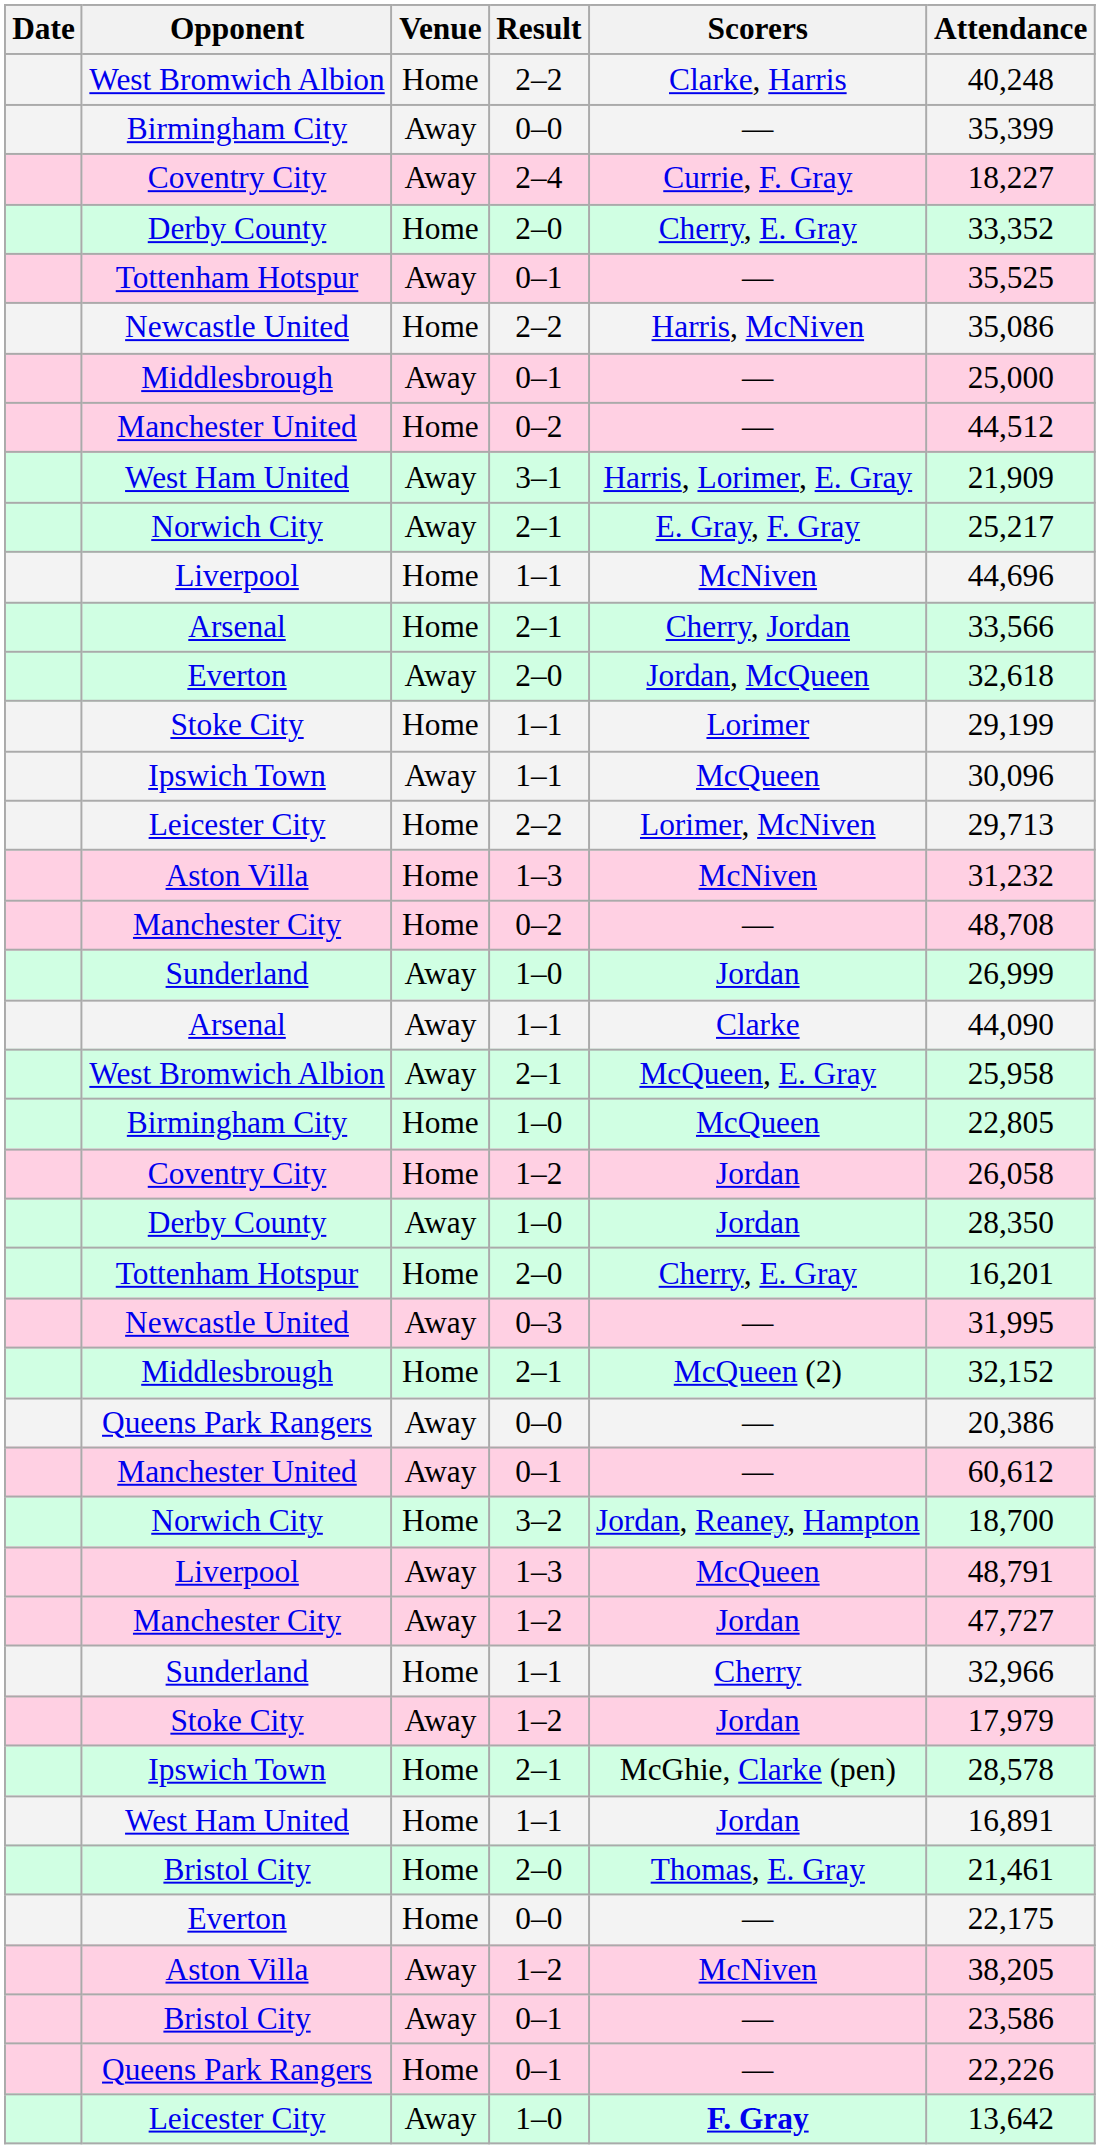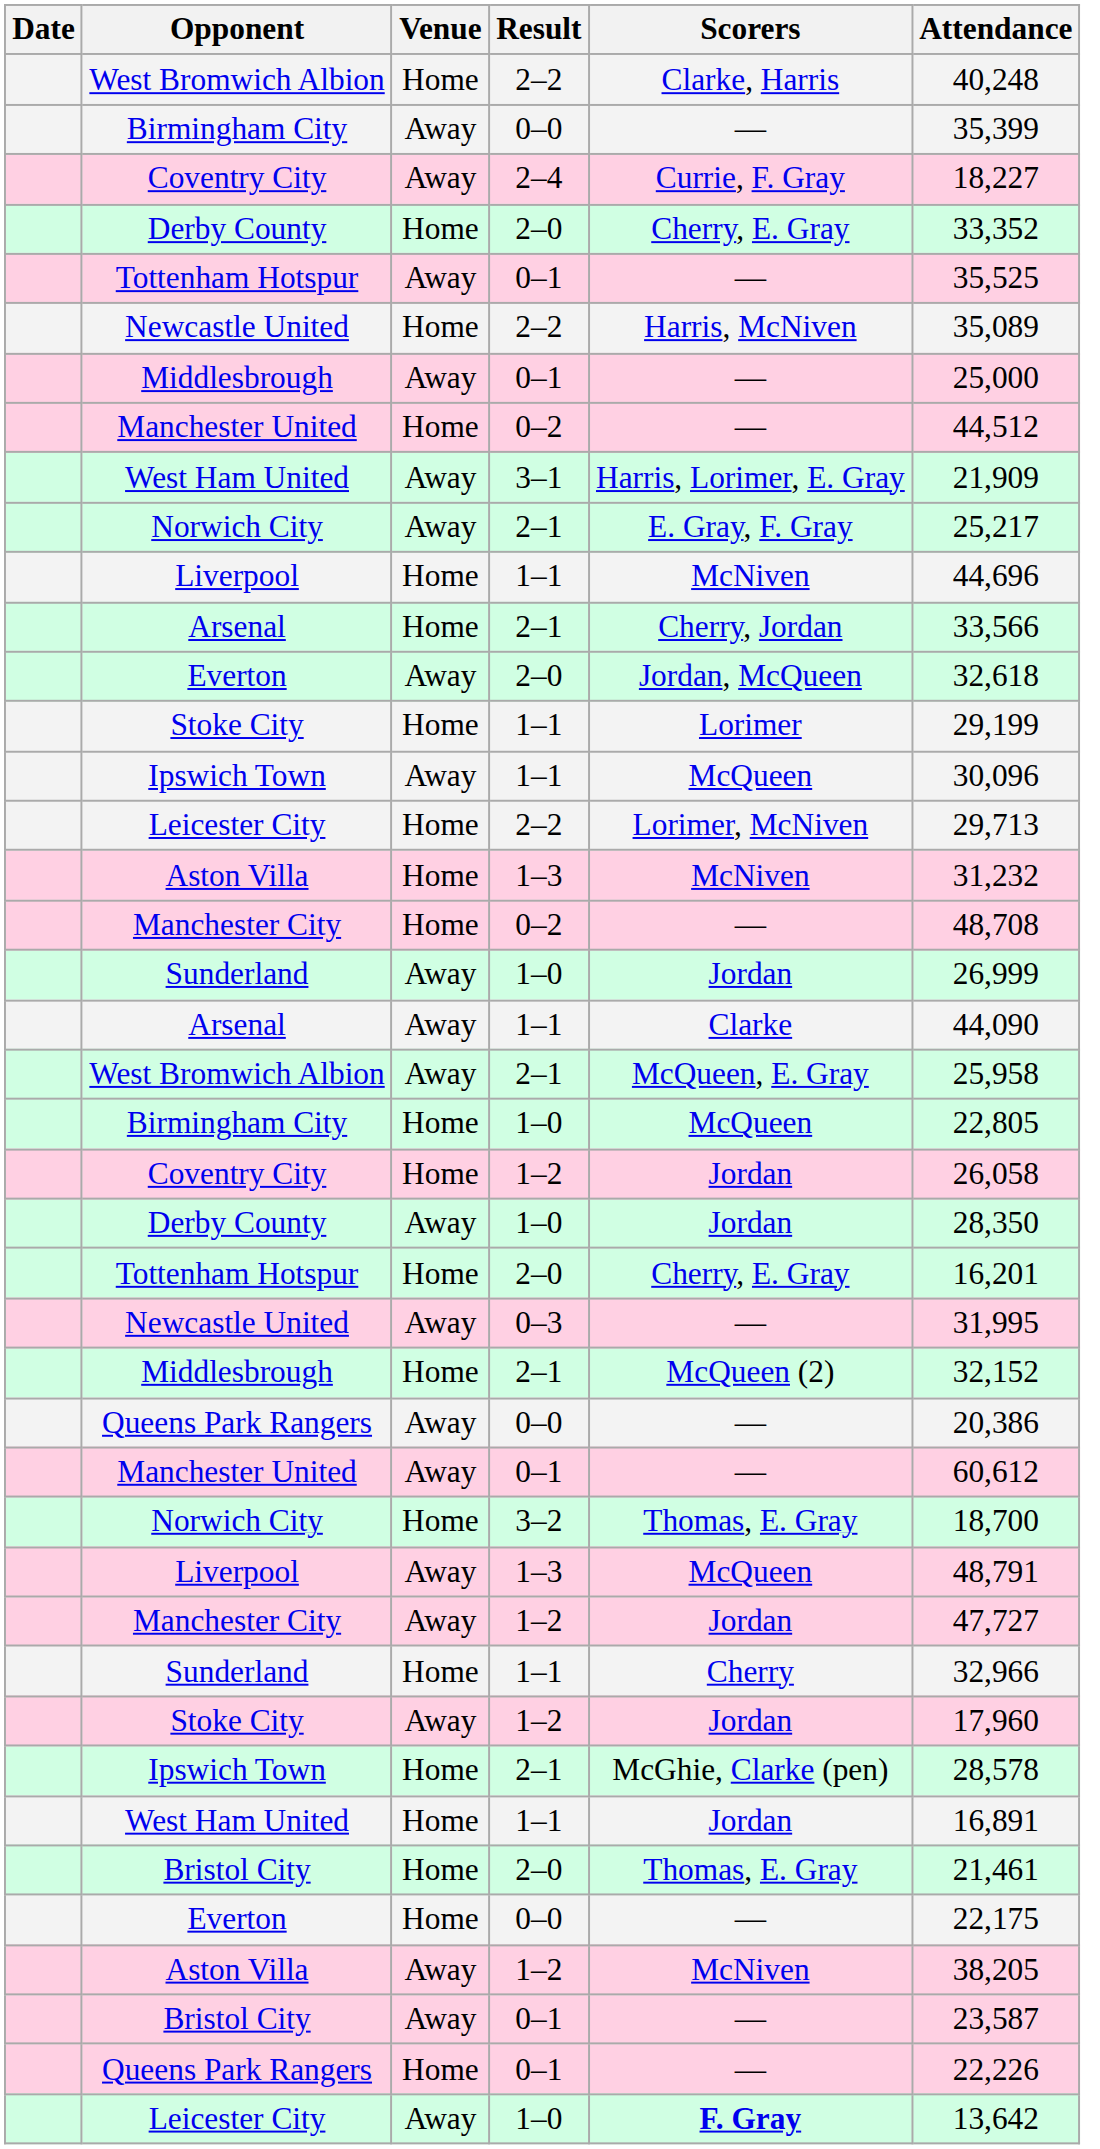(1011, 327) 35,086 -> (996, 327) 35,089
(758, 1521) Jordan, Reaney, Hampton -> (750, 1521) Thomas, E. Gray
(1011, 1720) 17,979 -> (996, 1720) 17,960
(1011, 2018) 23,586 -> (996, 2018) 23,587
